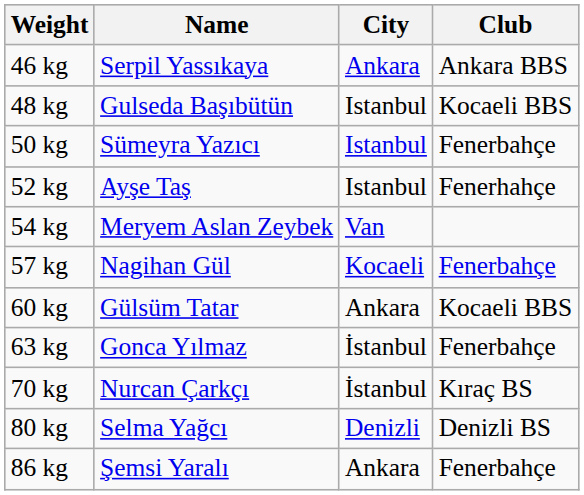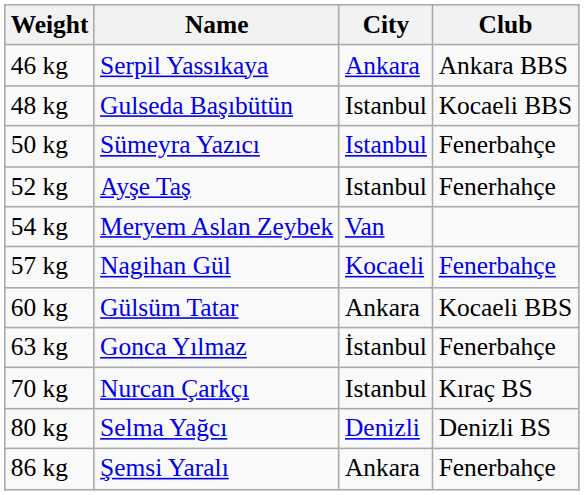(386, 387) İstanbul -> (386, 387) Istanbul
